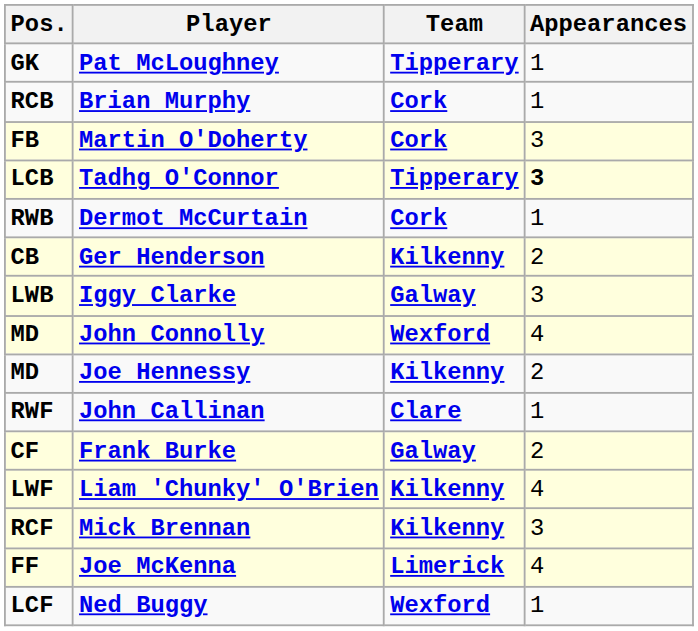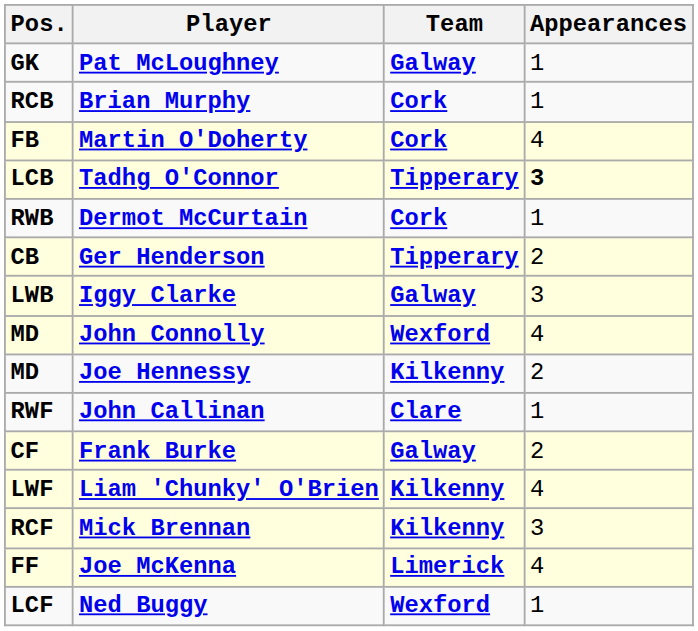(454, 63) Tipperary -> (433, 63) Galway
(537, 141) 3 -> (537, 141) 4
(447, 257) Kilkenny -> (454, 257) Tipperary
